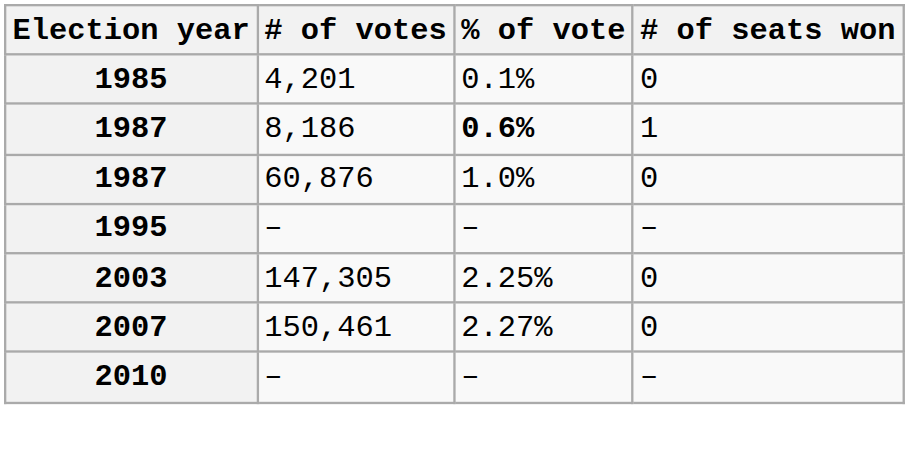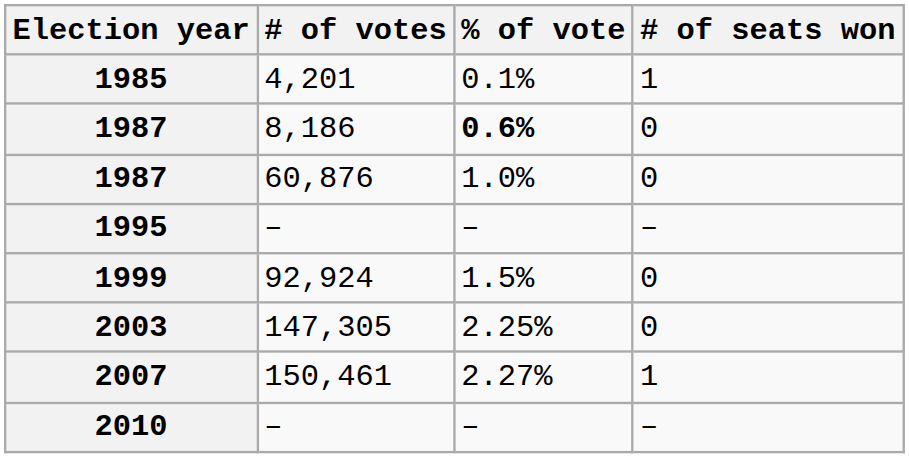(649, 80) 0 -> (649, 80) 1
(649, 129) 1 -> (649, 129) 0
+ row: (131, 278)
(649, 327) 0 -> (649, 377) 1
